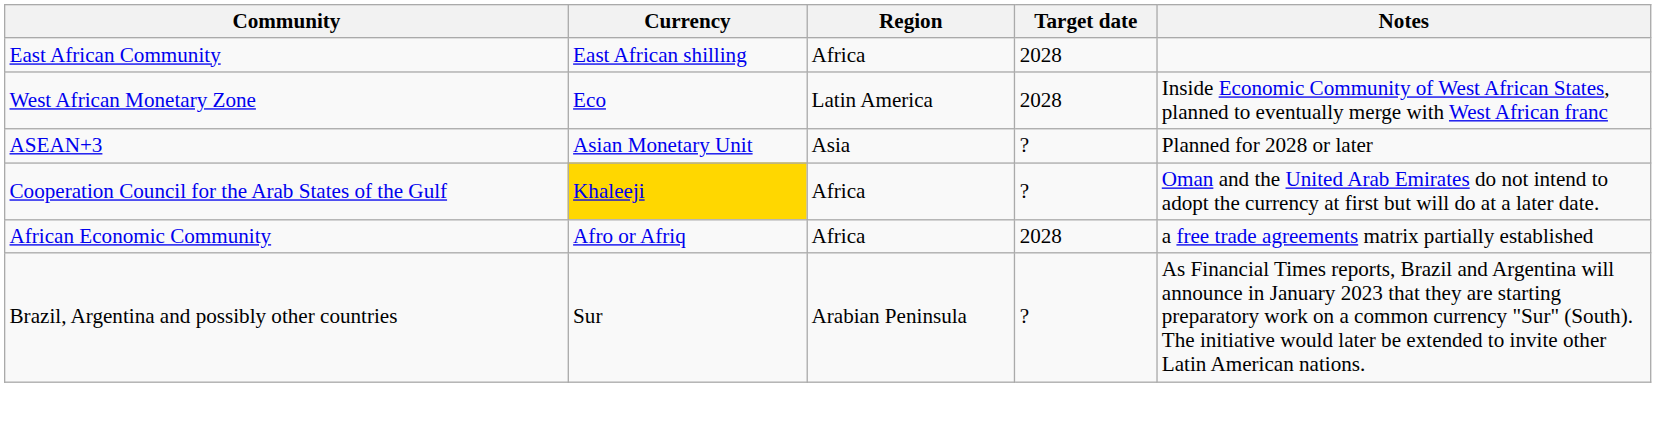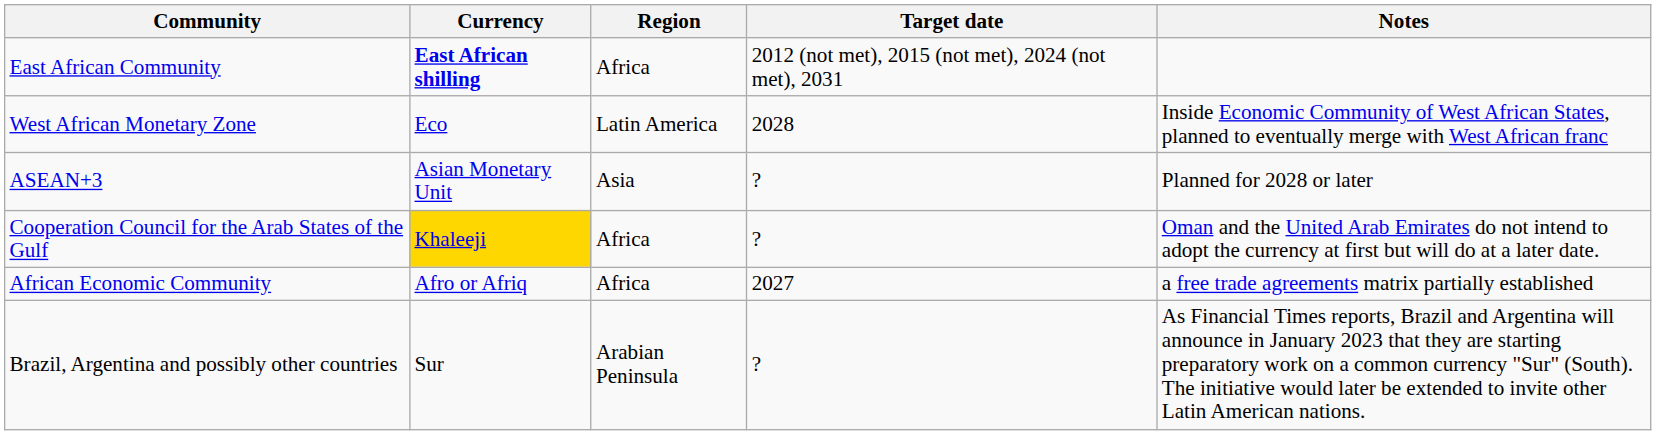(660, 54) normal -> (471, 66) bold
(1041, 54) 2028 -> (929, 66) 2012 (not met), 2015 (not met), 2024 (not met), 2031
(1041, 236) 2028 -> (773, 283) 2027
